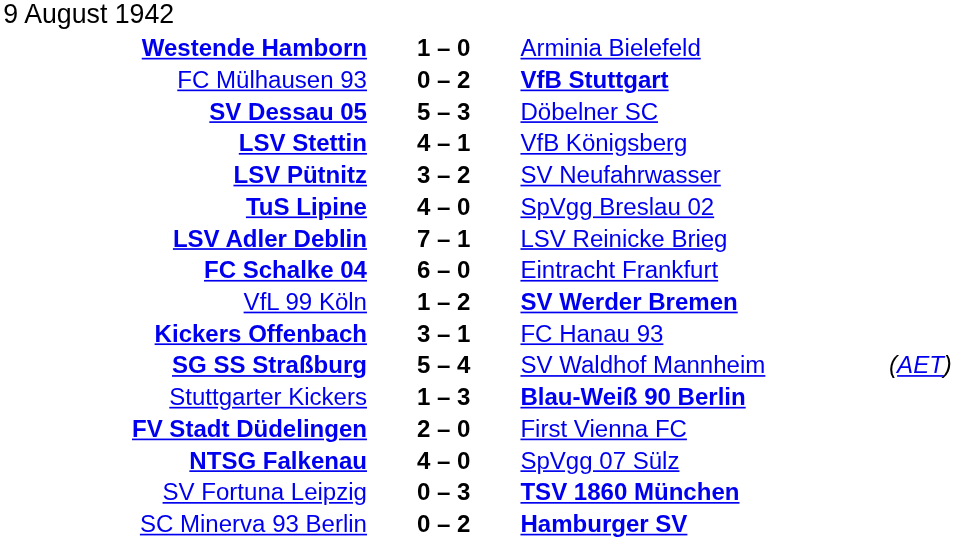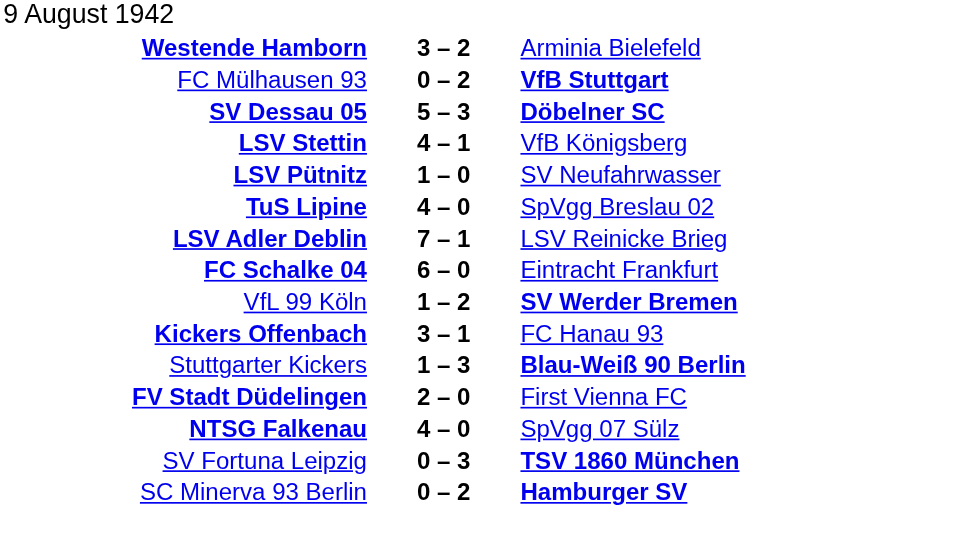(444, 48) 1 – 0 -> (444, 48) 3 – 2
(589, 111) normal -> (593, 111) bold
(444, 175) 3 – 2 -> (444, 175) 1 – 0
- row: (269, 365)
